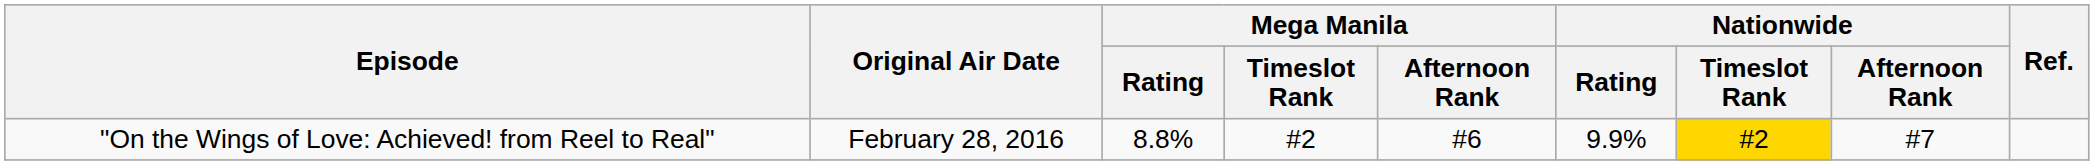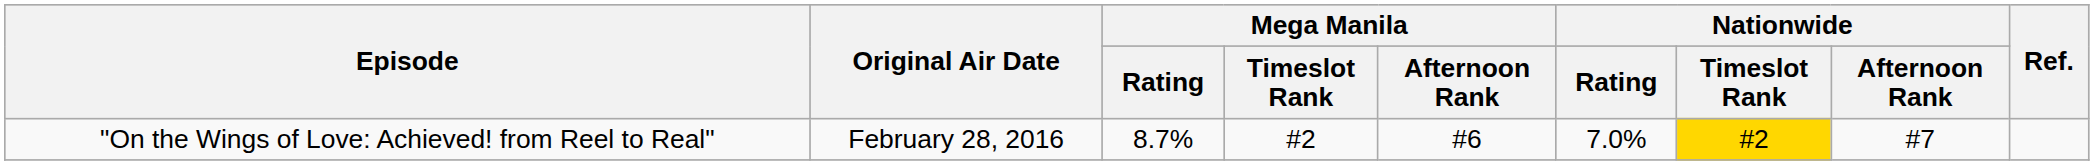(1163, 138) 8.8% -> (1163, 138) 8.7%
(1616, 138) 9.9% -> (1616, 138) 7.0%
